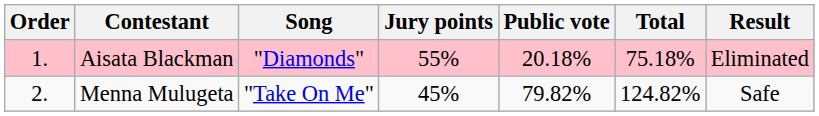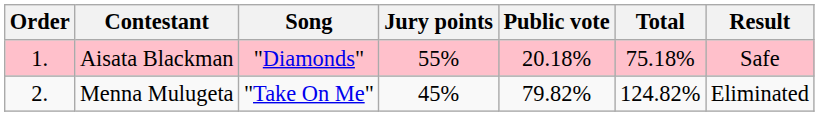(760, 57) Eliminated -> (760, 57) Safe
(760, 93) Safe -> (760, 93) Eliminated
